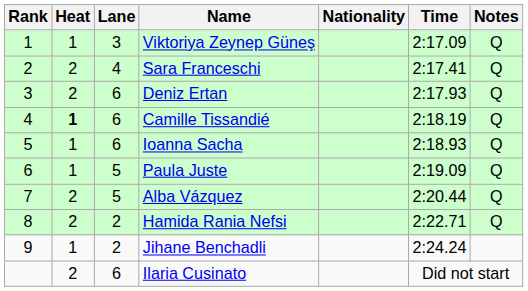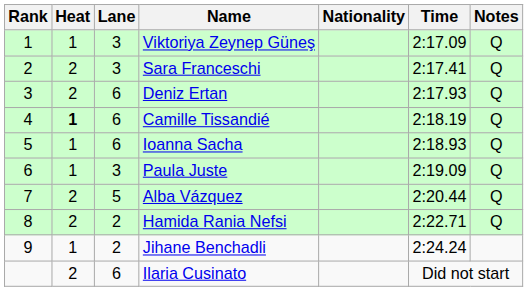(117, 68) 4 -> (117, 68) 3
(117, 171) 5 -> (117, 171) 3
